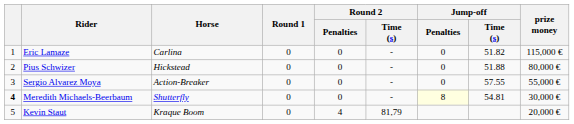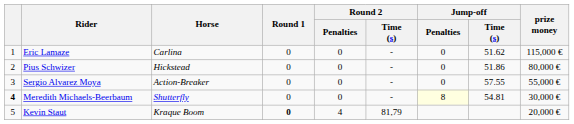(495, 53) 51.82 -> (495, 53) 51.62
(495, 67) 51.88 -> (495, 67) 51.86
(289, 112) normal -> (289, 112) bold
